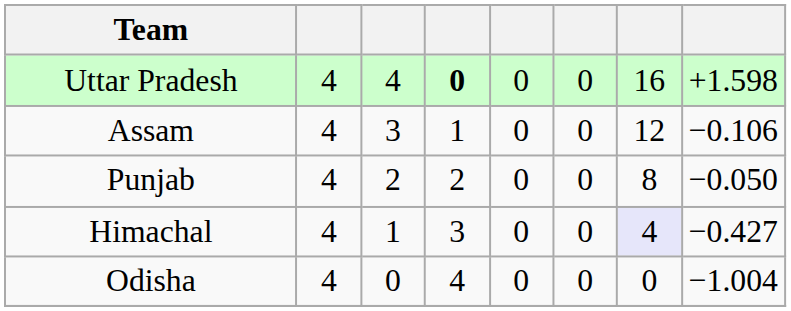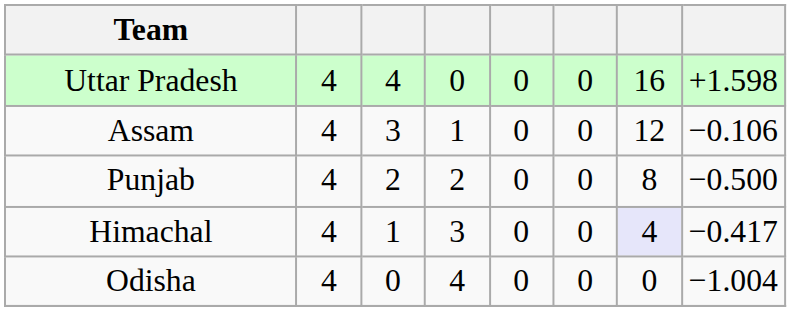(457, 79) bold -> (457, 79) normal
(733, 180) −0.050 -> (733, 180) −0.500
(733, 230) −0.427 -> (733, 230) −0.417
